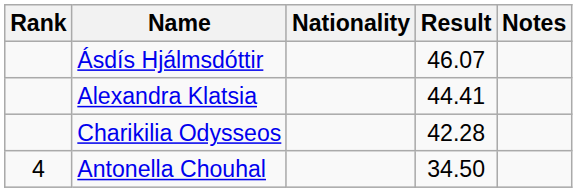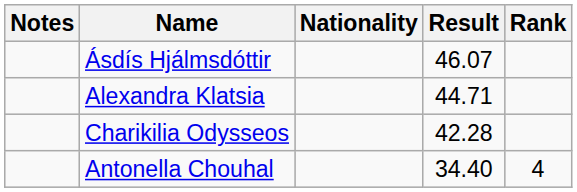columns swapped: (38, 23) <-> (534, 23)
(456, 96) 44.41 -> (464, 96) 44.71
(456, 170) 34.50 -> (464, 170) 34.40
